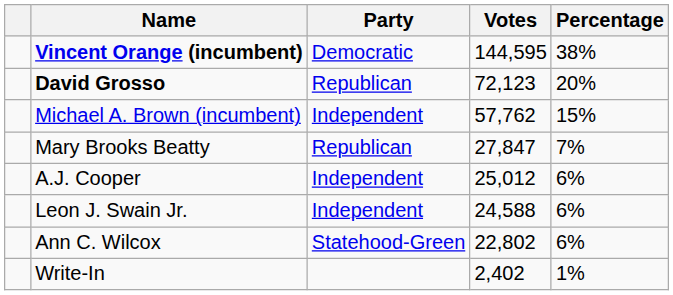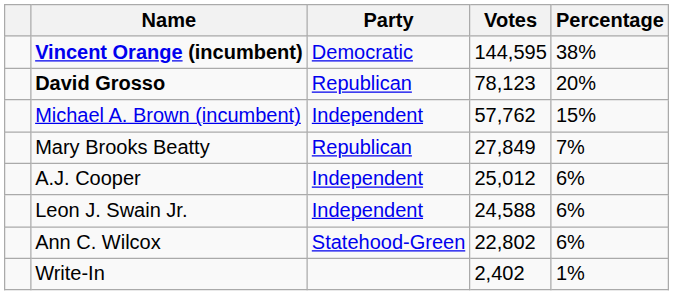(505, 83) 72,123 -> (505, 83) 78,123
(505, 147) 27,847 -> (505, 147) 27,849
